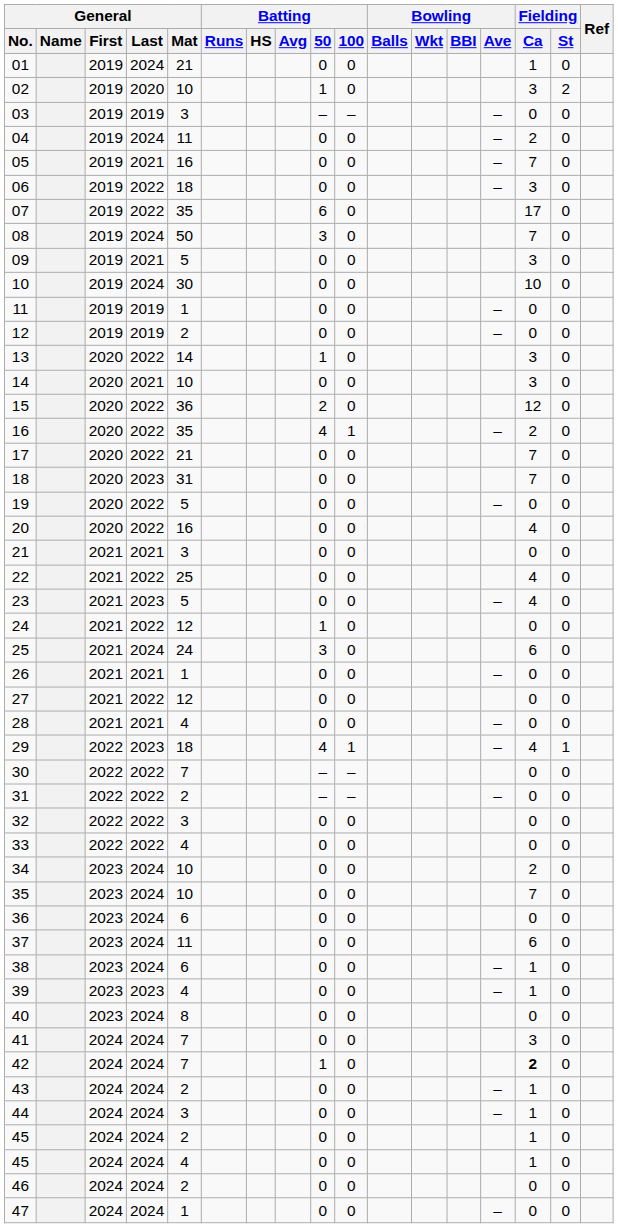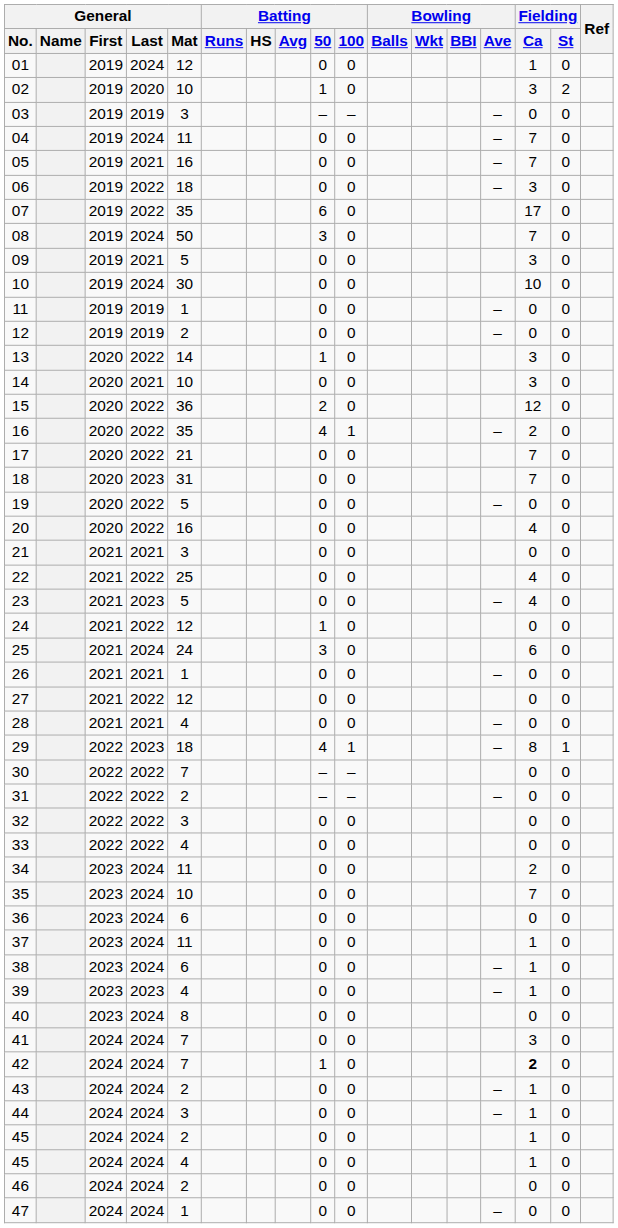(184, 65) 21 -> (184, 65) 12
(533, 138) 2 -> (533, 138) 7
(533, 747) 4 -> (533, 747) 8
(184, 869) 10 -> (184, 869) 11
(533, 942) 6 -> (533, 942) 1
